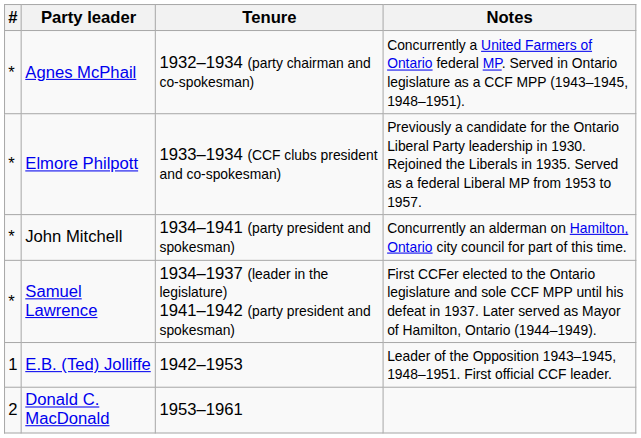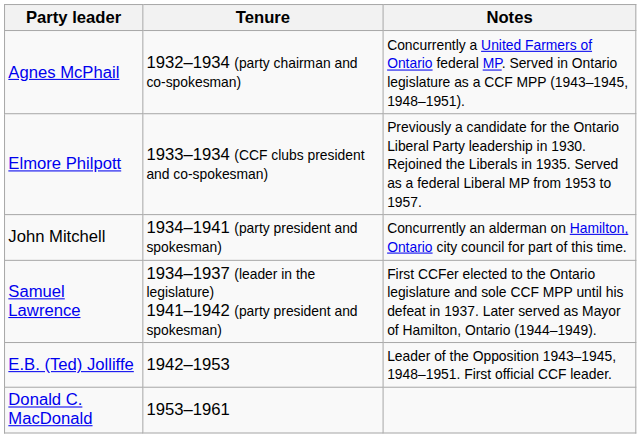- column: (13, 17)
